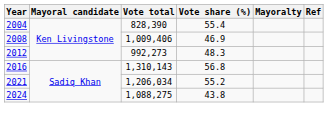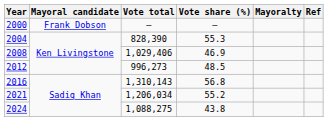+ row: (17, 25)
(215, 25) 55.4 -> (215, 39) 55.3
(149, 39) 1,009,406 -> (149, 53) 1,029,406
(149, 53) 992,273 -> (149, 67) 996,273
(215, 53) 48.3 -> (215, 67) 48.5
